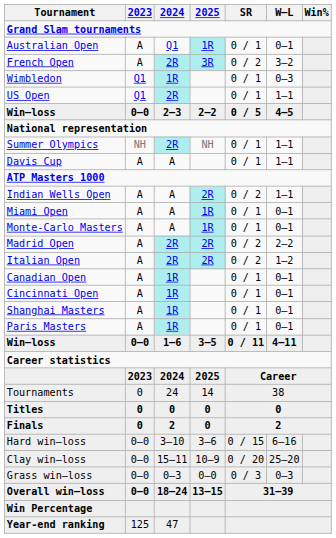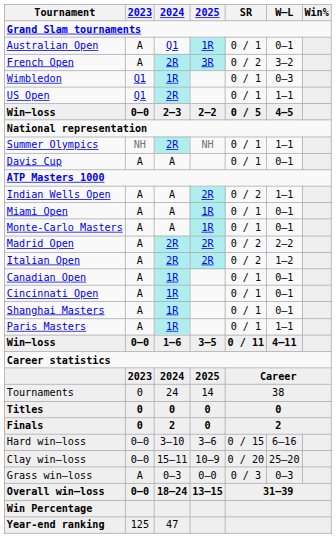(284, 161) 1–1 -> (284, 161) 0–1
(284, 327) 0–1 -> (284, 327) 1–1
(140, 475) 0–0 -> (140, 475) A
